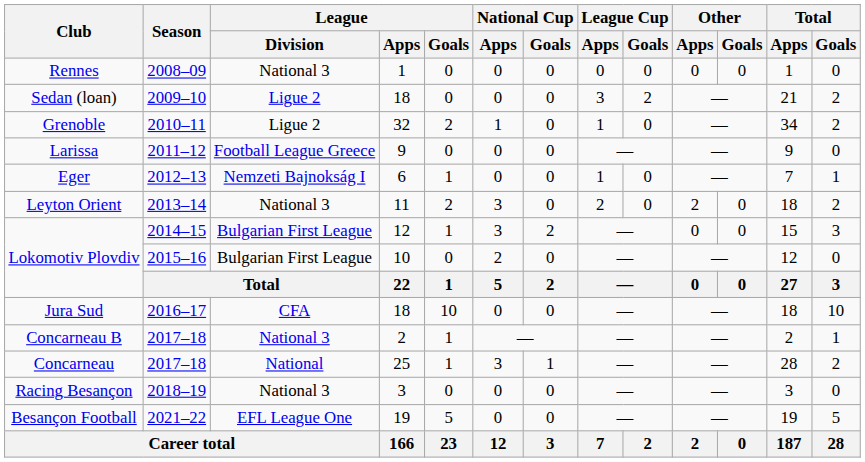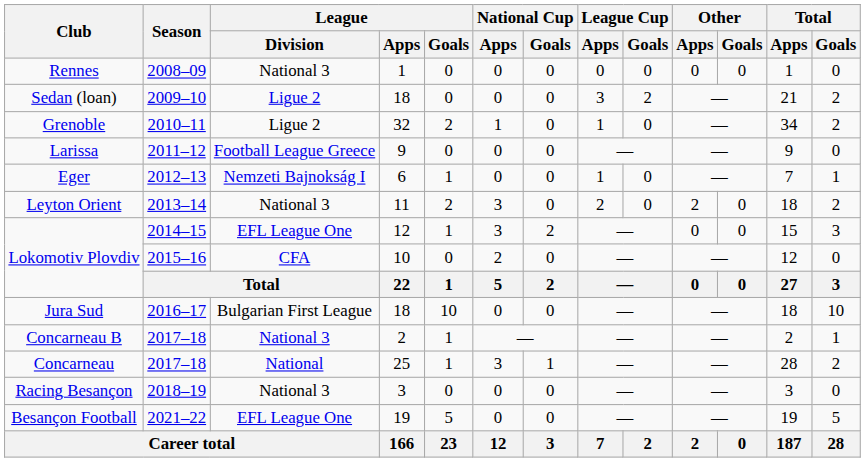(295, 230) Bulgarian First League -> (295, 230) EFL League One
(295, 257) Bulgarian First League -> (295, 257) CFA
(295, 310) CFA -> (295, 310) Bulgarian First League
